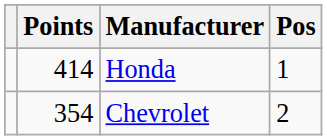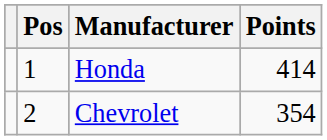columns swapped: (296, 26) <-> (58, 26)
